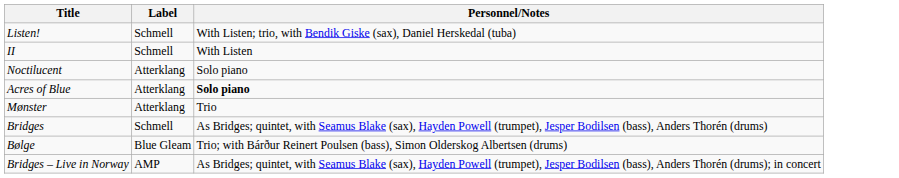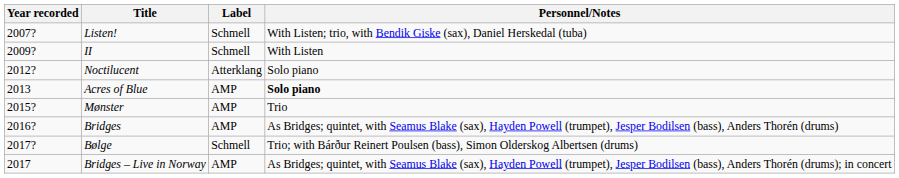+ column: (43, 13)
(160, 88) Atterklang -> (224, 88) AMP
(160, 107) Atterklang -> (224, 107) AMP
(154, 126) Schmell -> (224, 126) AMP
(163, 145) Blue Gleam -> (231, 145) Schmell
